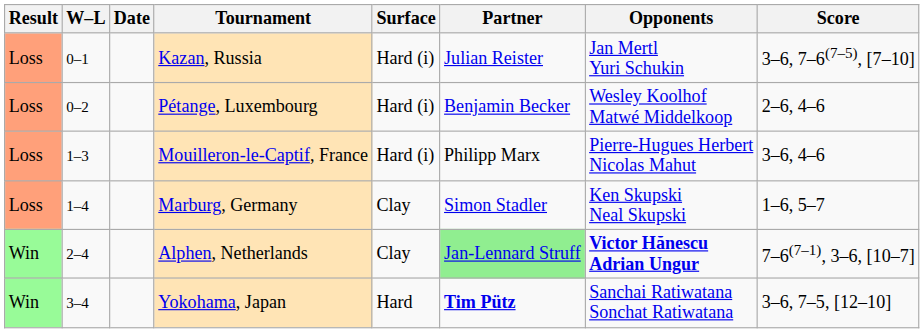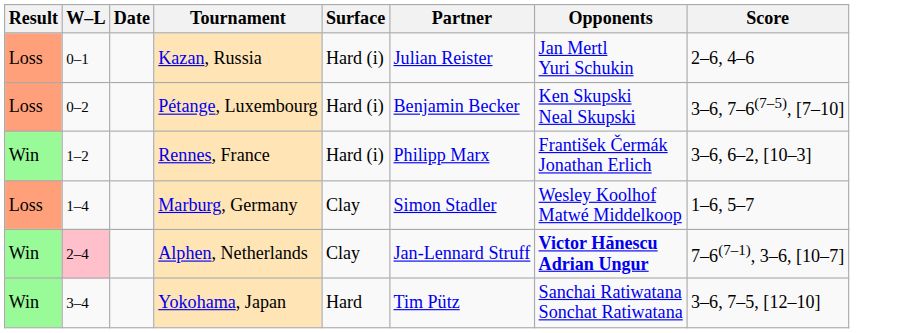(838, 57) 3–6, 7–6(7–5), [7–10] -> (723, 57) 2–6, 4–6
(661, 106) Wesley Koolhof Matwé Middelkoop -> (587, 106) Ken Skupski Neal Skupski
(793, 106) 2–6, 4–6 -> (768, 106) 3–6, 7–6(7–5), [7–10]
+ row: (214, 155)
- row: (263, 155)
(638, 204) Ken Skupski Neal Skupski -> (610, 204) Wesley Koolhof Matwé Middelkoop
(78, 254) no background -> (78, 254) pink background
(512, 253) lightgreen background -> (462, 253) no background
(480, 302) bold -> (427, 302) normal
